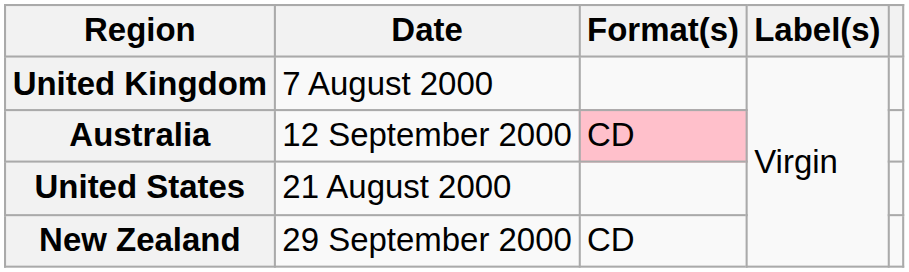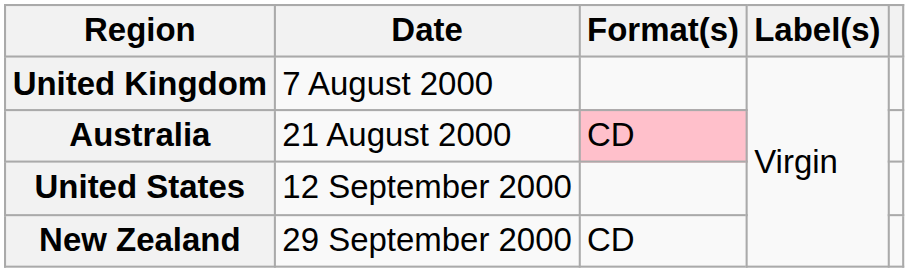(427, 135) 12 September 2000 -> (397, 135) 21 August 2000
(397, 187) 21 August 2000 -> (427, 187) 12 September 2000
